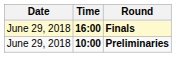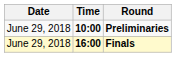rows swapped: (137, 44) <-> (120, 28)
